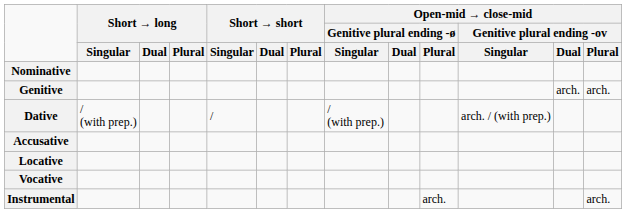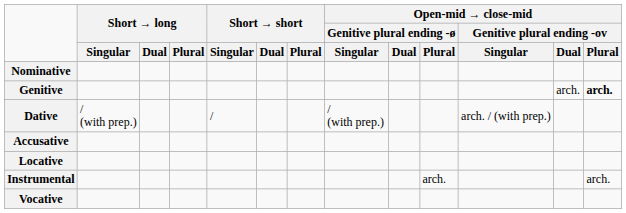(598, 90) normal -> (600, 90) bold
rows swapped: (41, 198) <-> (41, 179)
